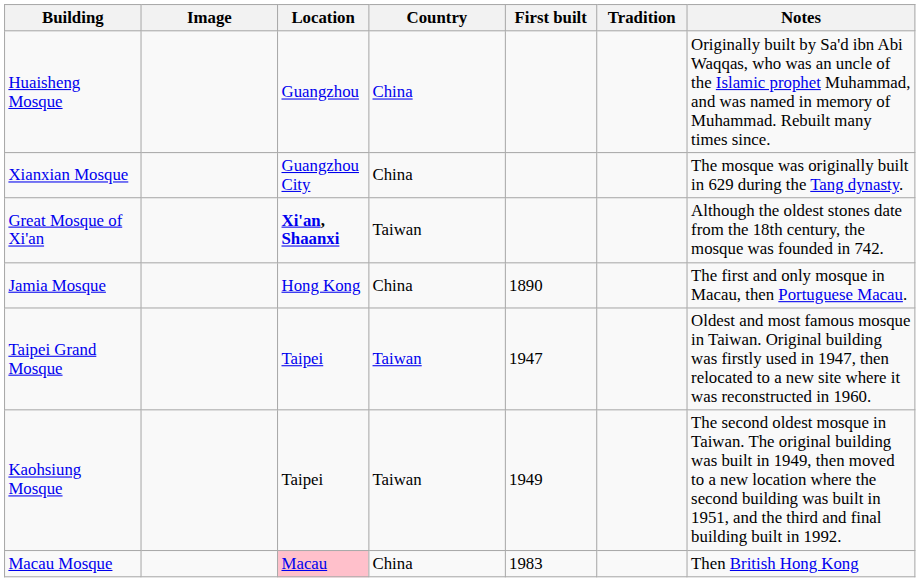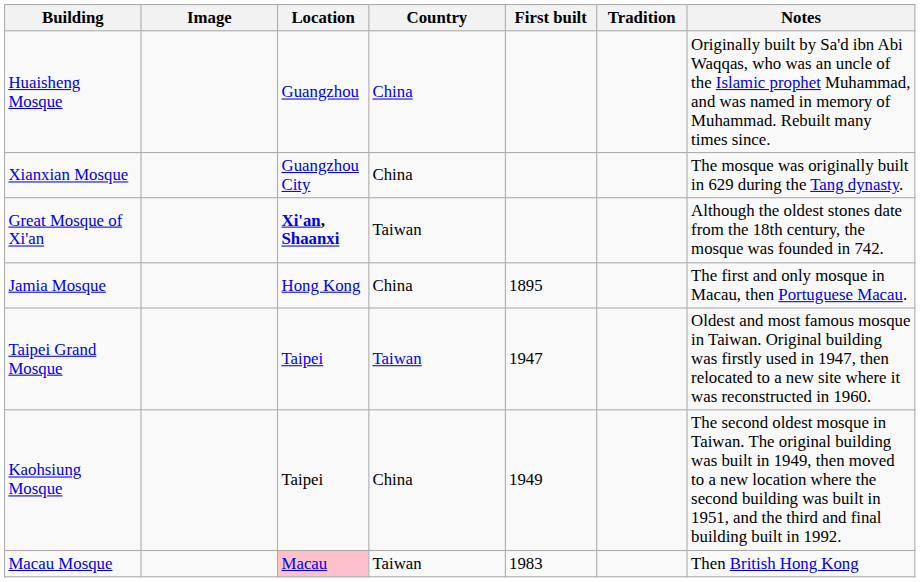(526, 285) 1890 -> (526, 285) 1895
(397, 480) Taiwan -> (393, 480) China
(393, 563) China -> (397, 563) Taiwan
